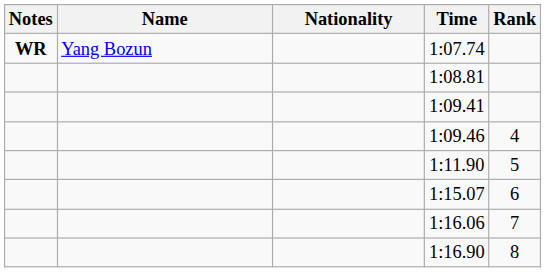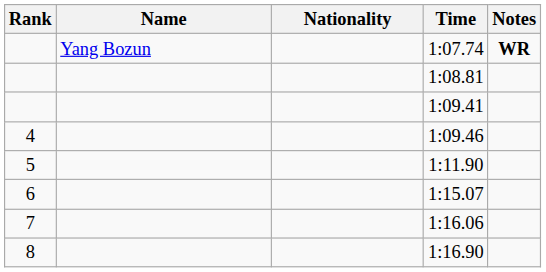columns swapped: (515, 19) <-> (31, 19)
